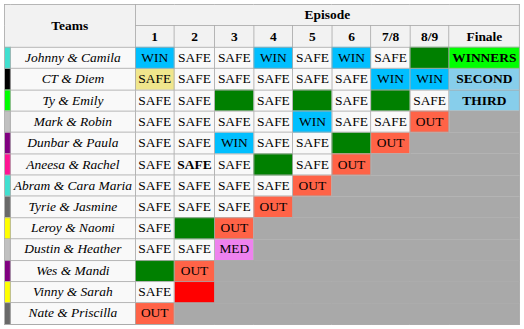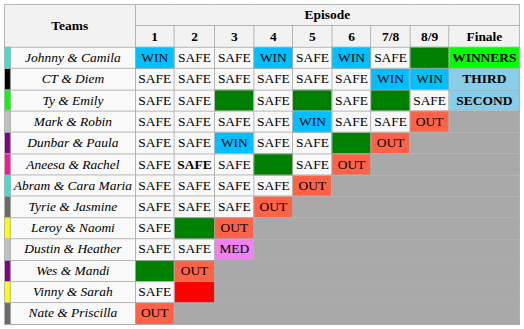(155, 79) khaki background -> (155, 79) no background
(484, 79) SECOND -> (484, 79) THIRD
(484, 100) THIRD -> (484, 100) SECOND
